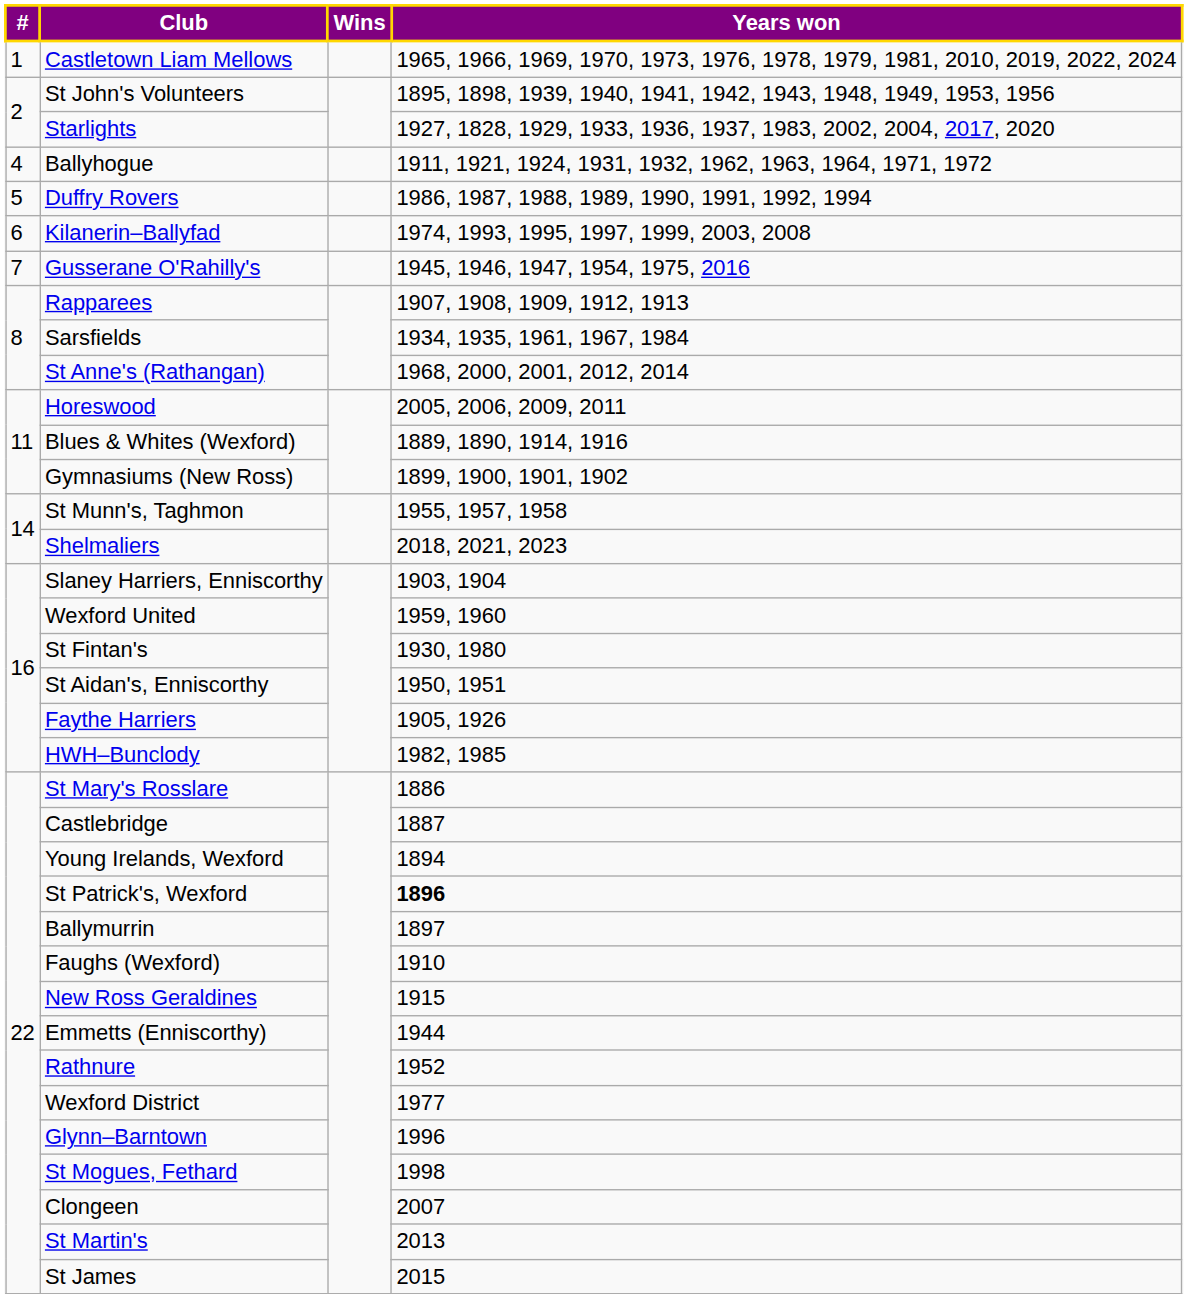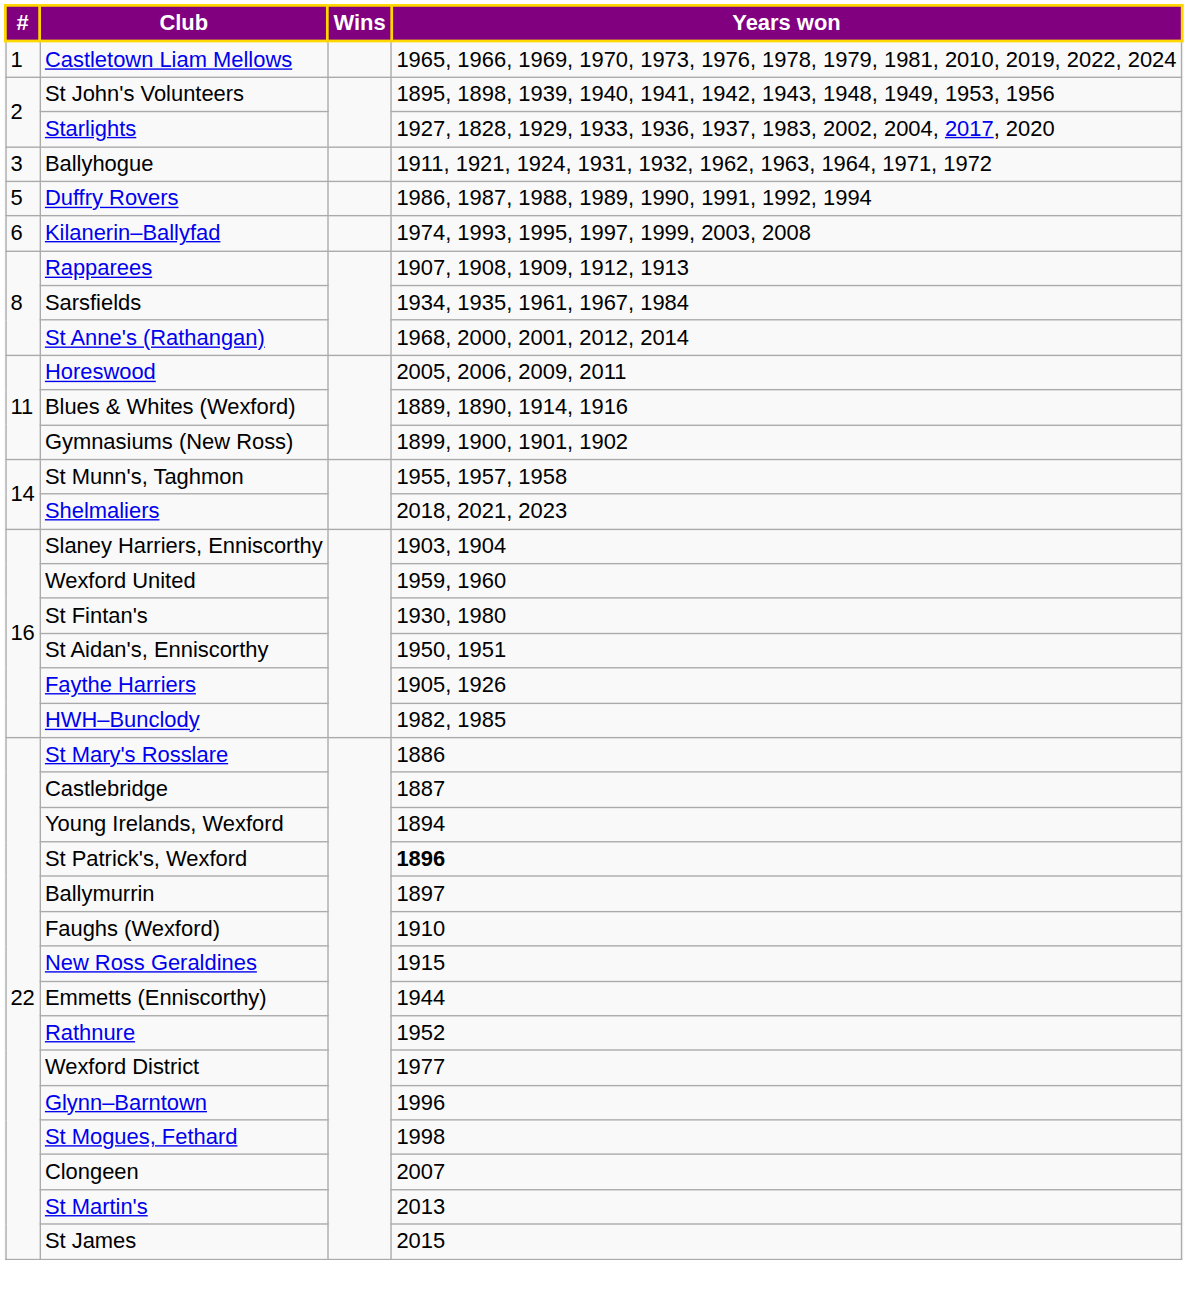(17, 163) 4 -> (17, 163) 3
- row: (153, 267)
